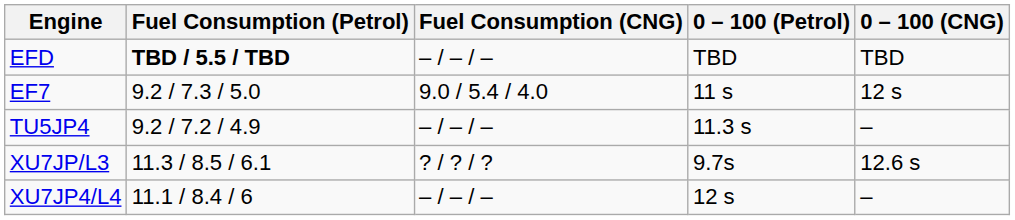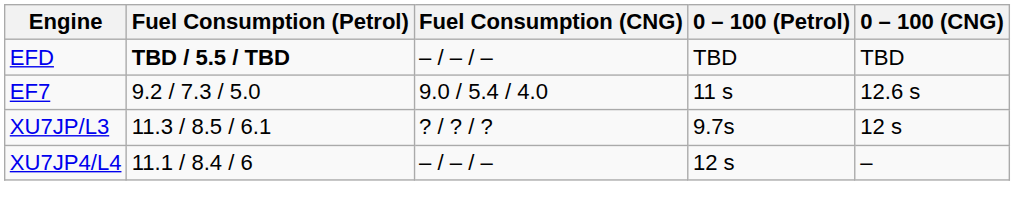(881, 92) 12 s -> (890, 92) 12.6 s
- row: (50, 127)
(890, 162) 12.6 s -> (881, 127) 12 s
